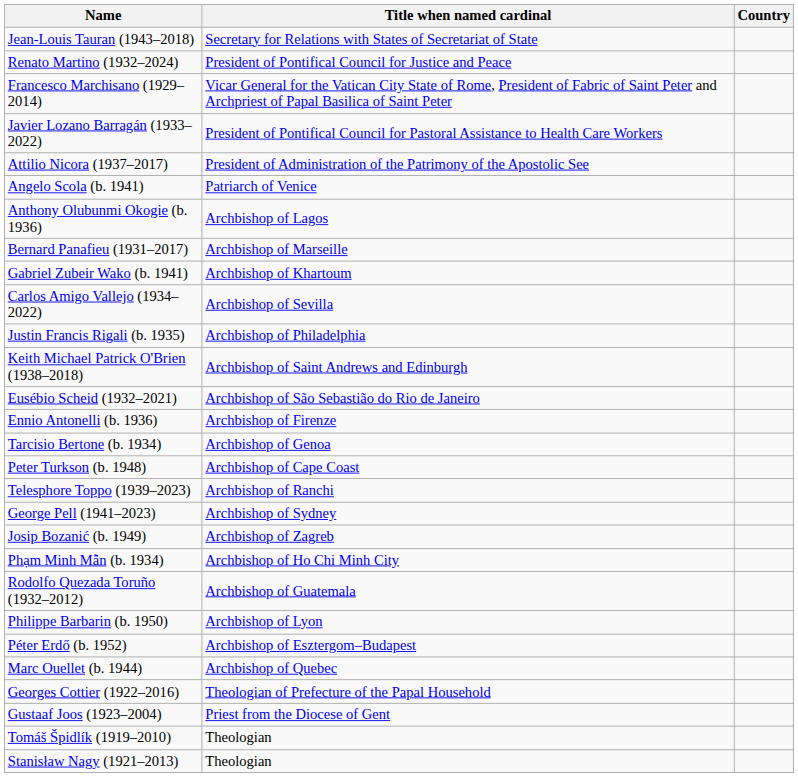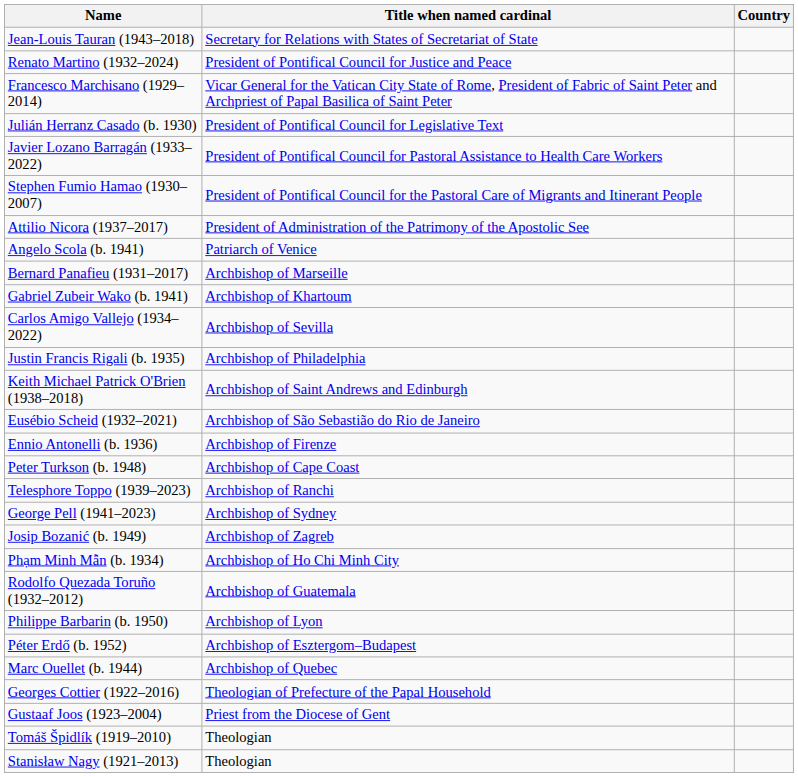+ row: (102, 124)
+ row: (97, 195)
- row: (98, 218)
- row: (85, 444)
